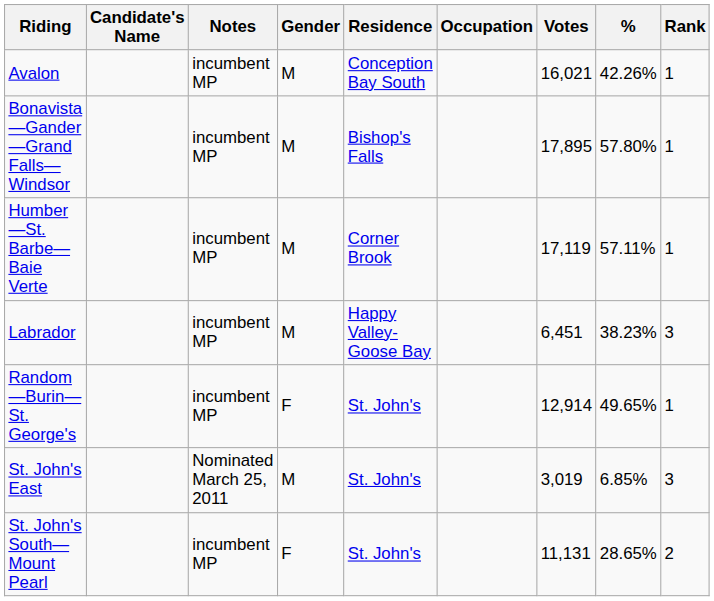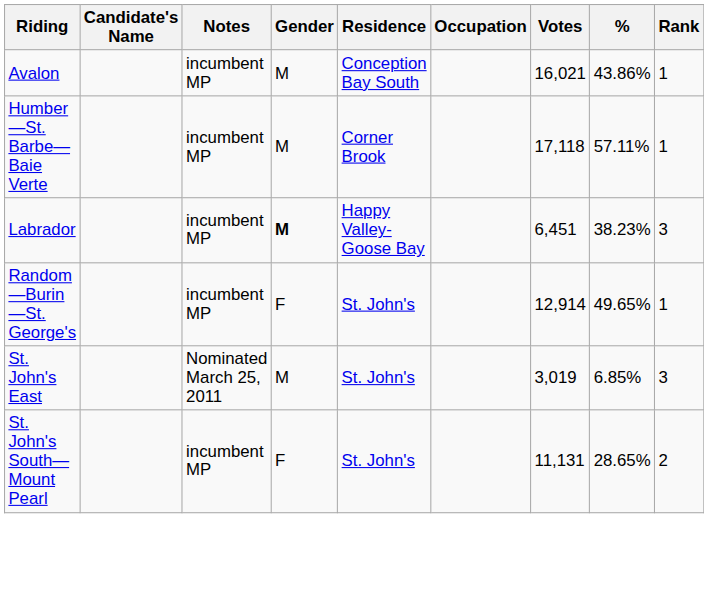(628, 72) 42.26% -> (622, 72) 43.86%
- row: (45, 146)
(566, 248) 17,119 -> (560, 146) 17,118
(288, 332) normal -> (282, 230) bold
